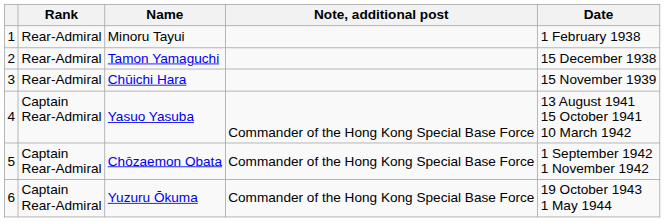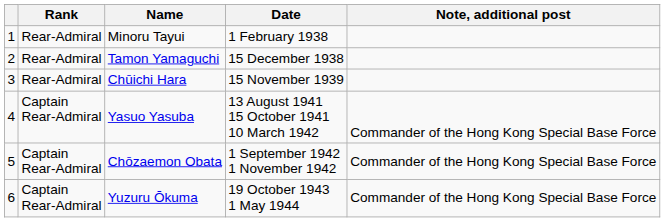columns swapped: (598, 15) <-> (381, 15)
